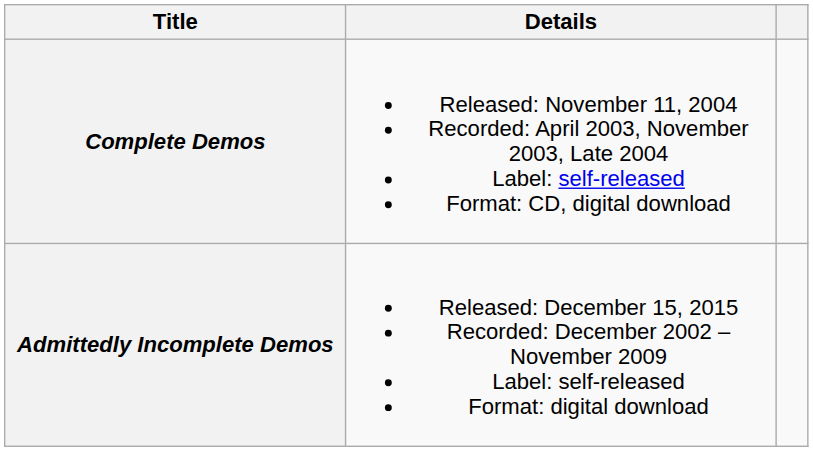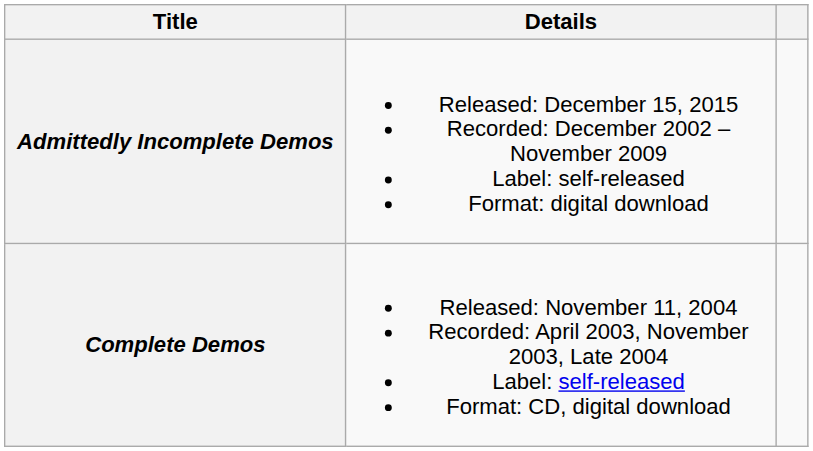rows swapped: (175, 141) <-> (175, 344)
